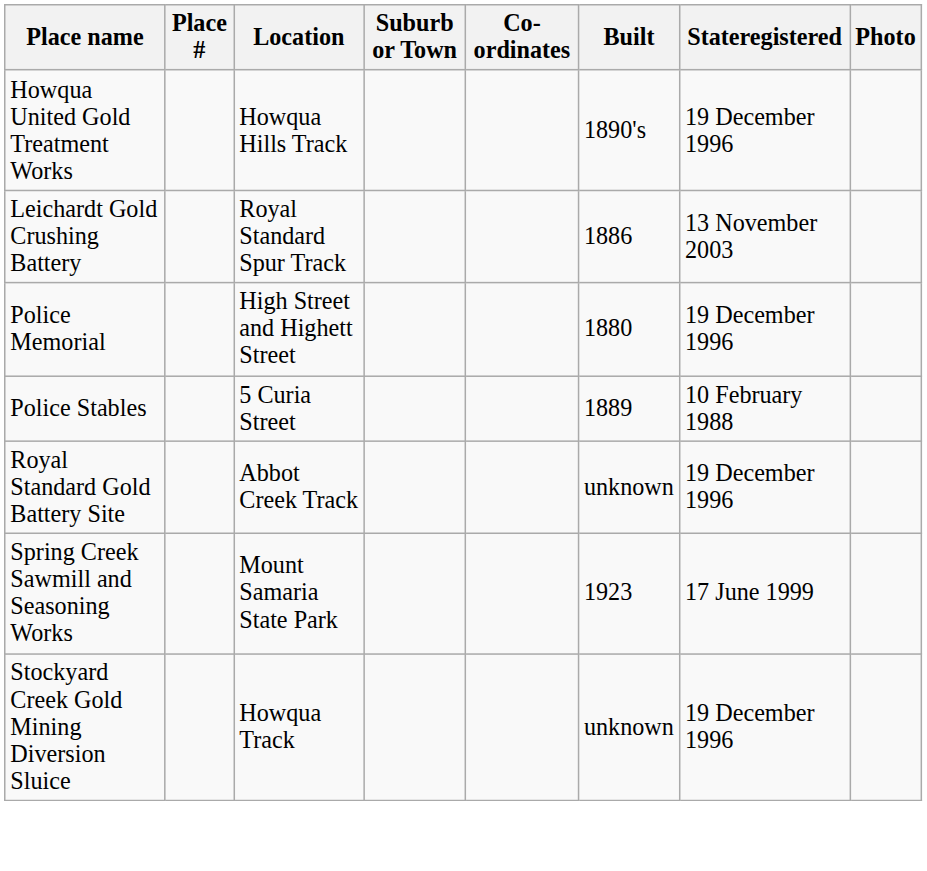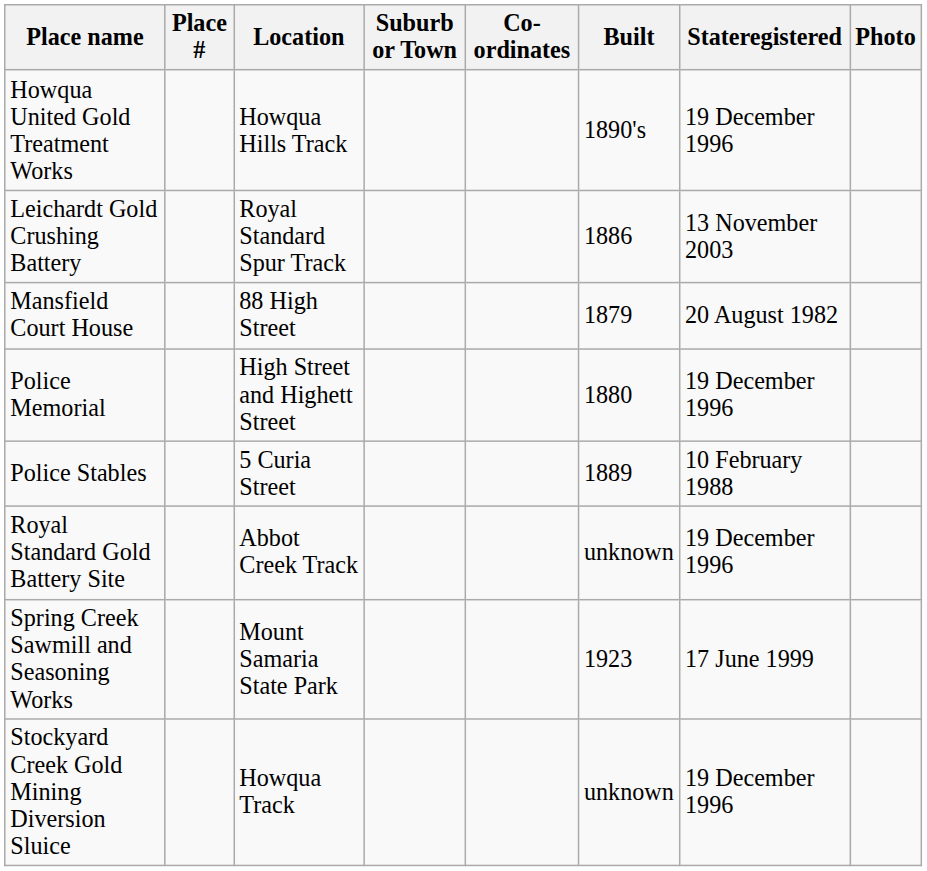+ row: (72, 315)
